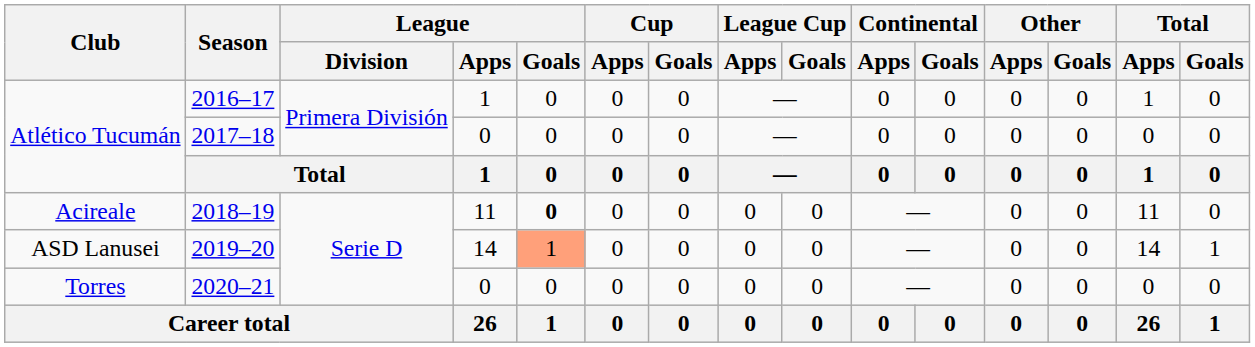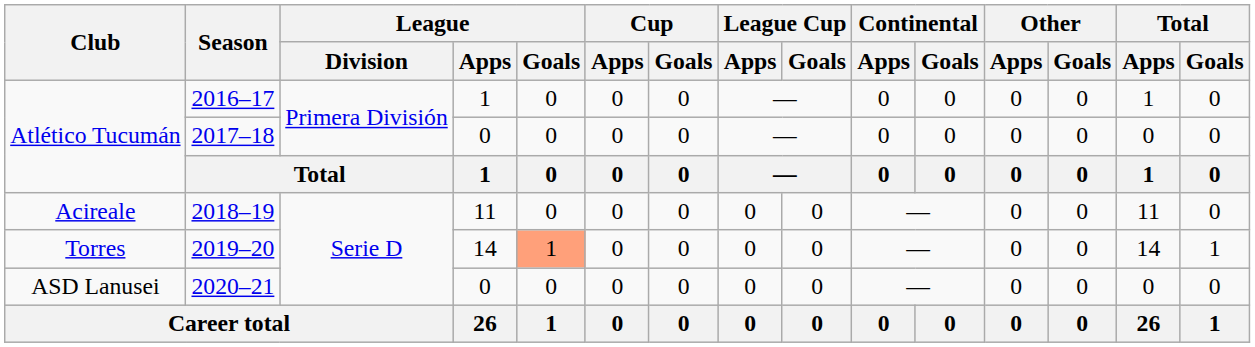(551, 211) bold -> (551, 211) normal
(95, 248) ASD Lanusei -> (95, 248) Torres
(95, 286) Torres -> (95, 286) ASD Lanusei
